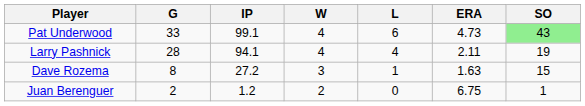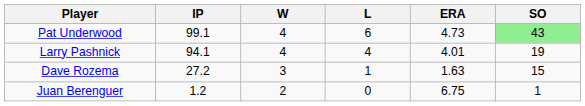- column: (173, 14)
(469, 52) 2.11 -> (453, 52) 4.01
